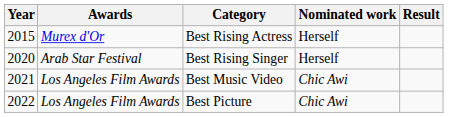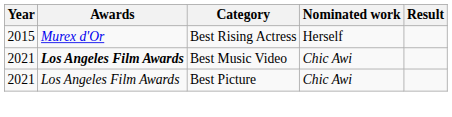- row: (237, 58)
(110, 79) normal -> (112, 58) bold
(21, 101) 2022 -> (21, 79) 2021
